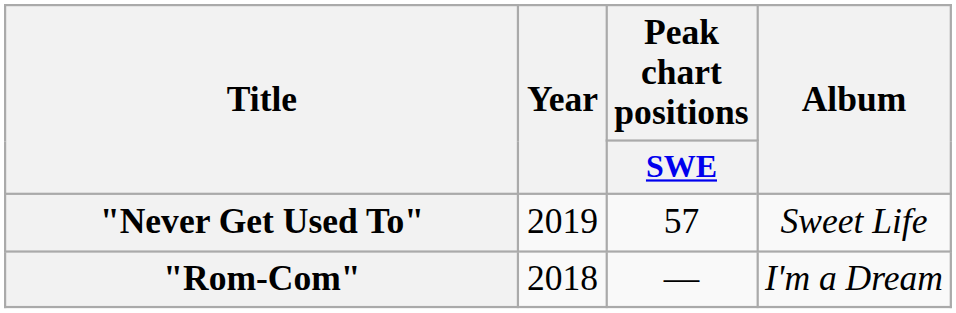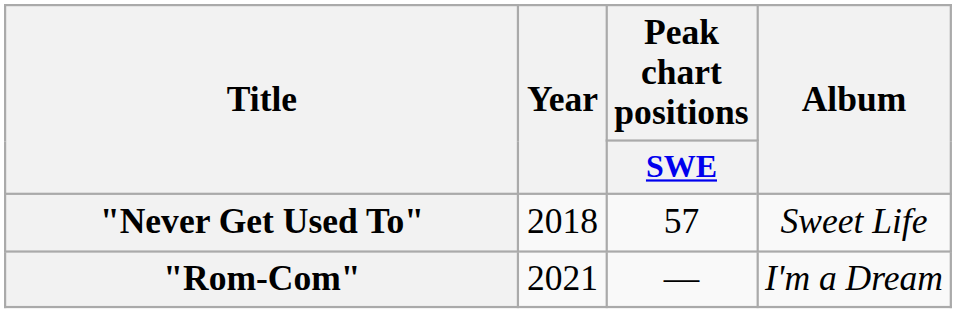(562, 221) 2019 -> (562, 221) 2018
(562, 277) 2018 -> (562, 277) 2021
